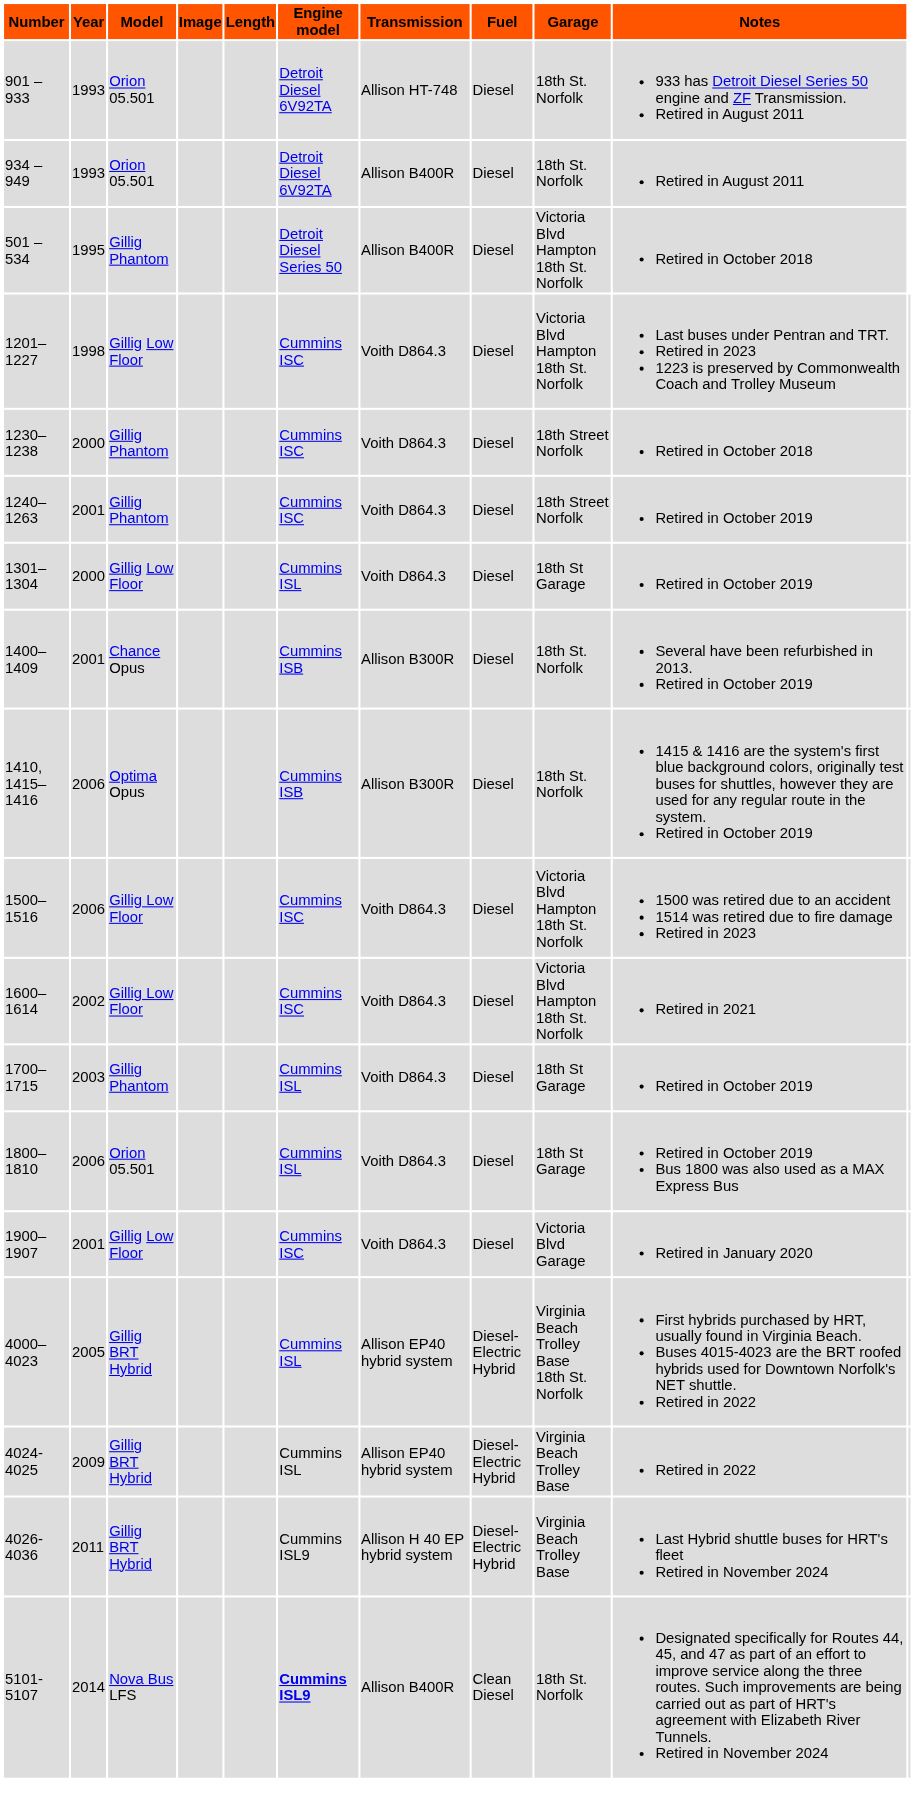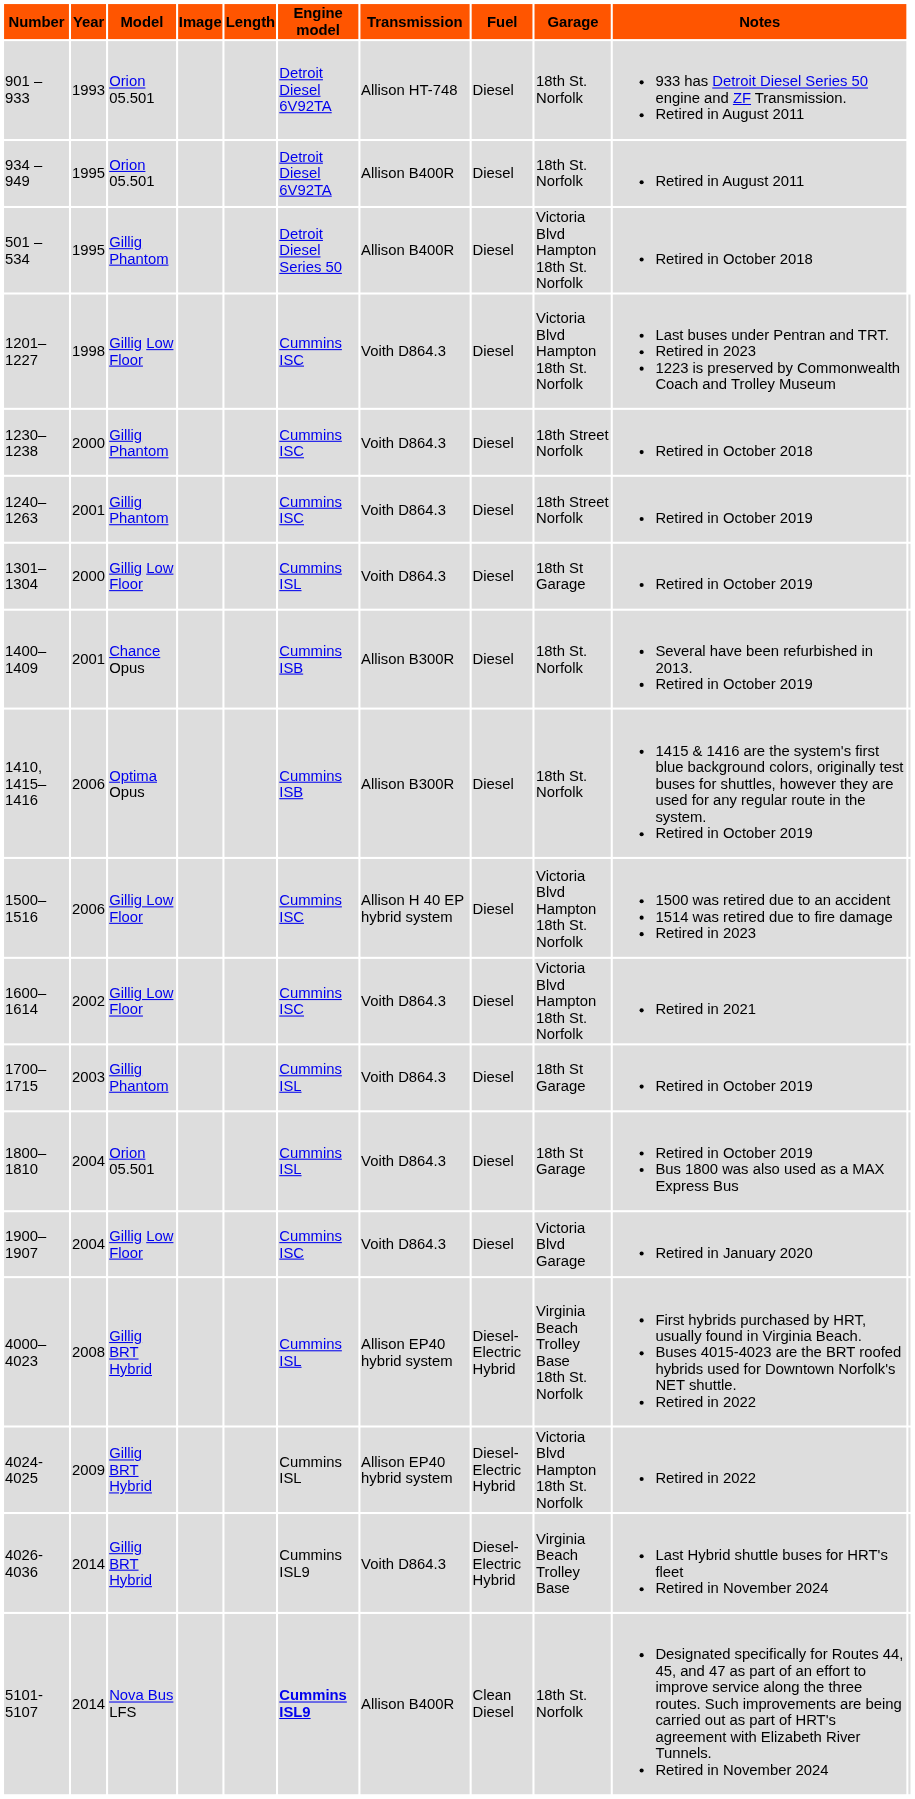(89, 173) 1993 -> (89, 173) 1995
(404, 908) Voith D864.3 -> (412, 908) Allison H 40 EP hybrid system
(89, 1161) 2006 -> (89, 1161) 2004
(89, 1244) 2001 -> (89, 1244) 2004
(89, 1352) 2005 -> (89, 1352) 2008
(561, 1462) Virginia Beach Trolley Base -> (566, 1470) Victoria Blvd Hampton 18th St. Norfolk
(88, 1547) 2011 -> (89, 1563) 2014
(412, 1547) Allison H 40 EP hybrid system -> (404, 1563) Voith D864.3
